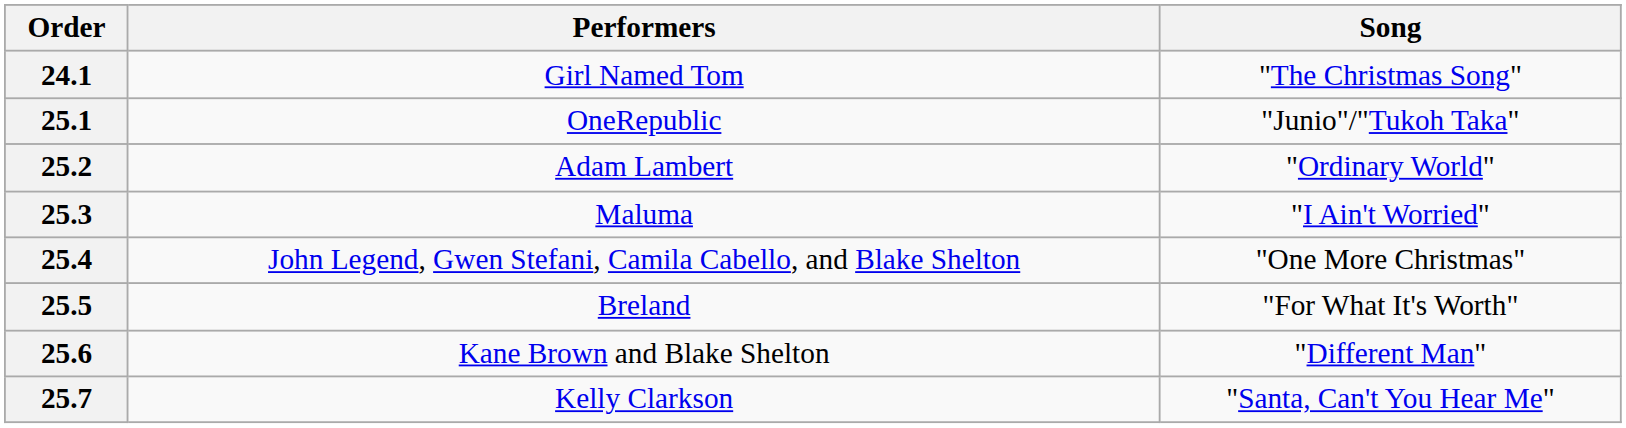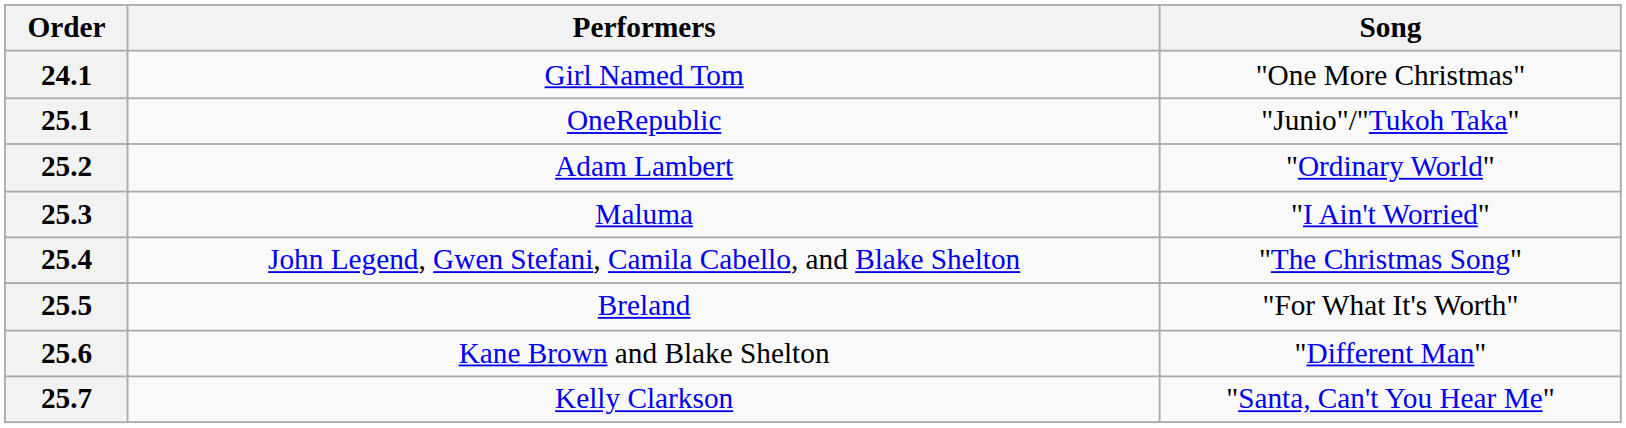(1390, 74) "The Christmas Song" -> (1390, 74) "One More Christmas"
(1390, 259) "One More Christmas" -> (1390, 259) "The Christmas Song"
